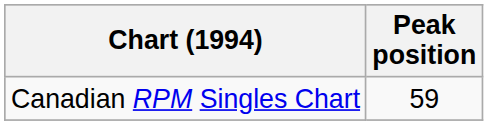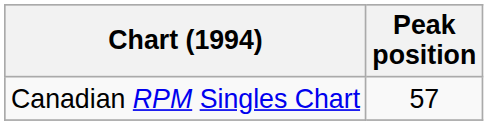(424, 98) 59 -> (424, 98) 57
